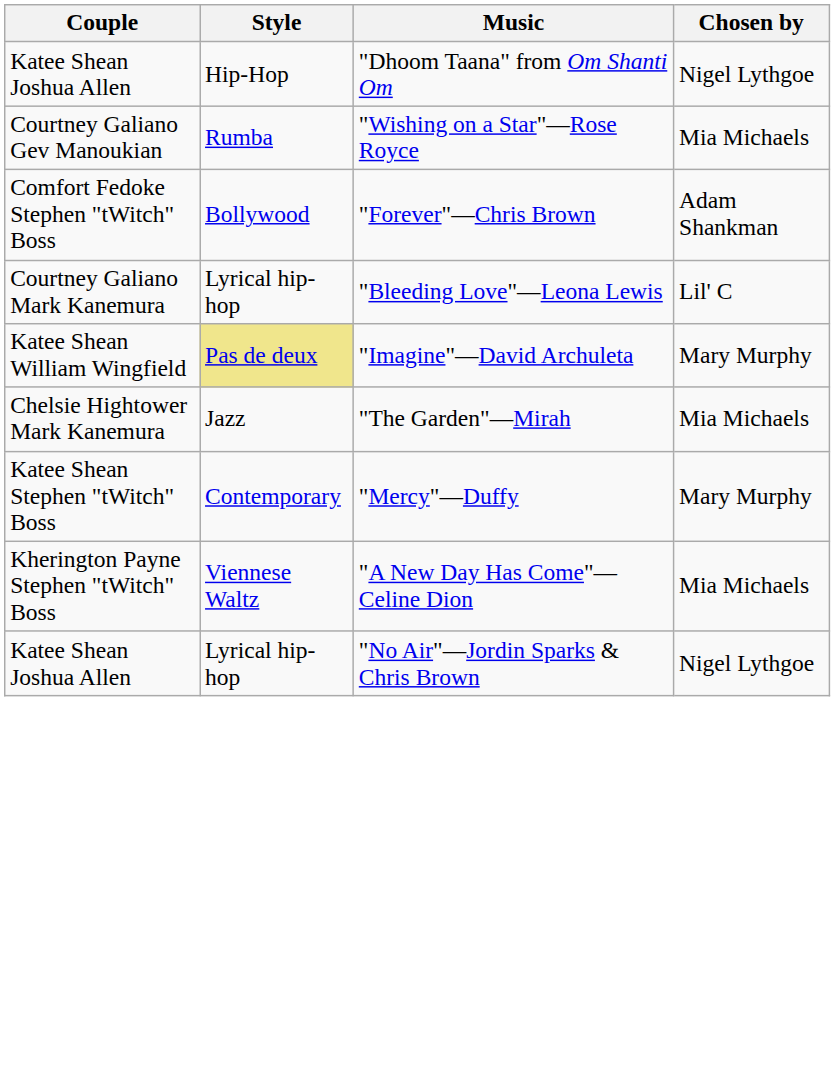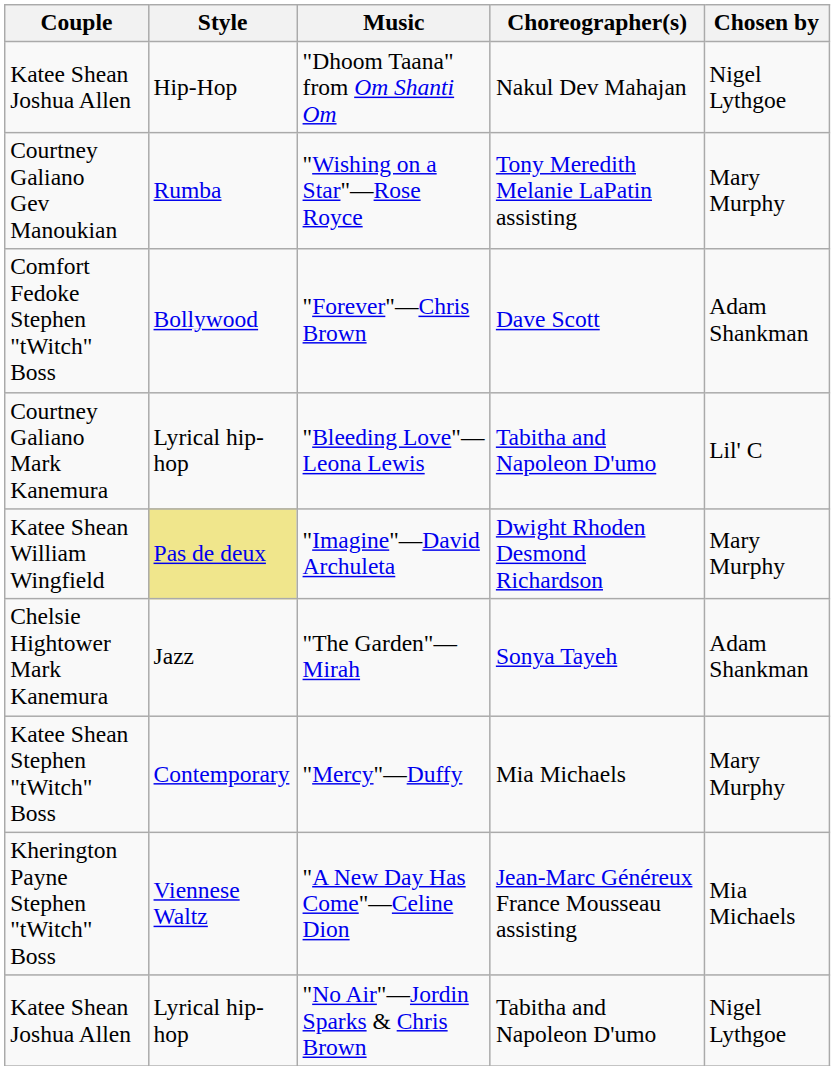+ column: (597, 23)
(744, 137) Mia Michaels -> (747, 190) Mary Murphy
(744, 418) Mia Michaels -> (759, 657) Adam Shankman
